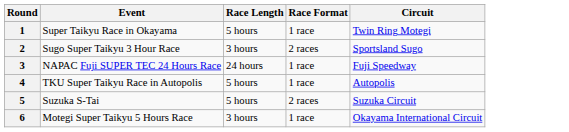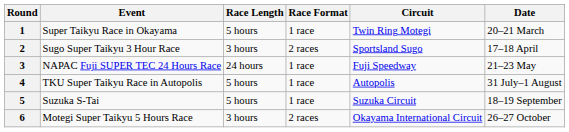+ column: (525, 12)
(303, 100) 2 races -> (301, 100) 1 race
(301, 117) 1 race -> (303, 117) 2 races
